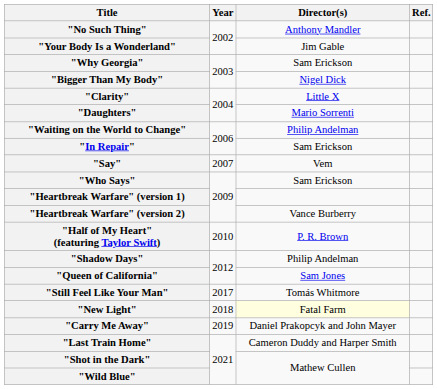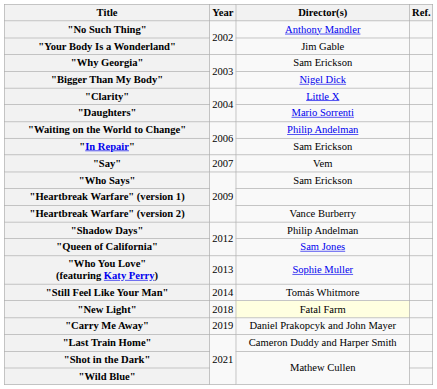- row: (107, 236)
+ row: (107, 270)
(223, 292) 2017 -> (223, 292) 2014
